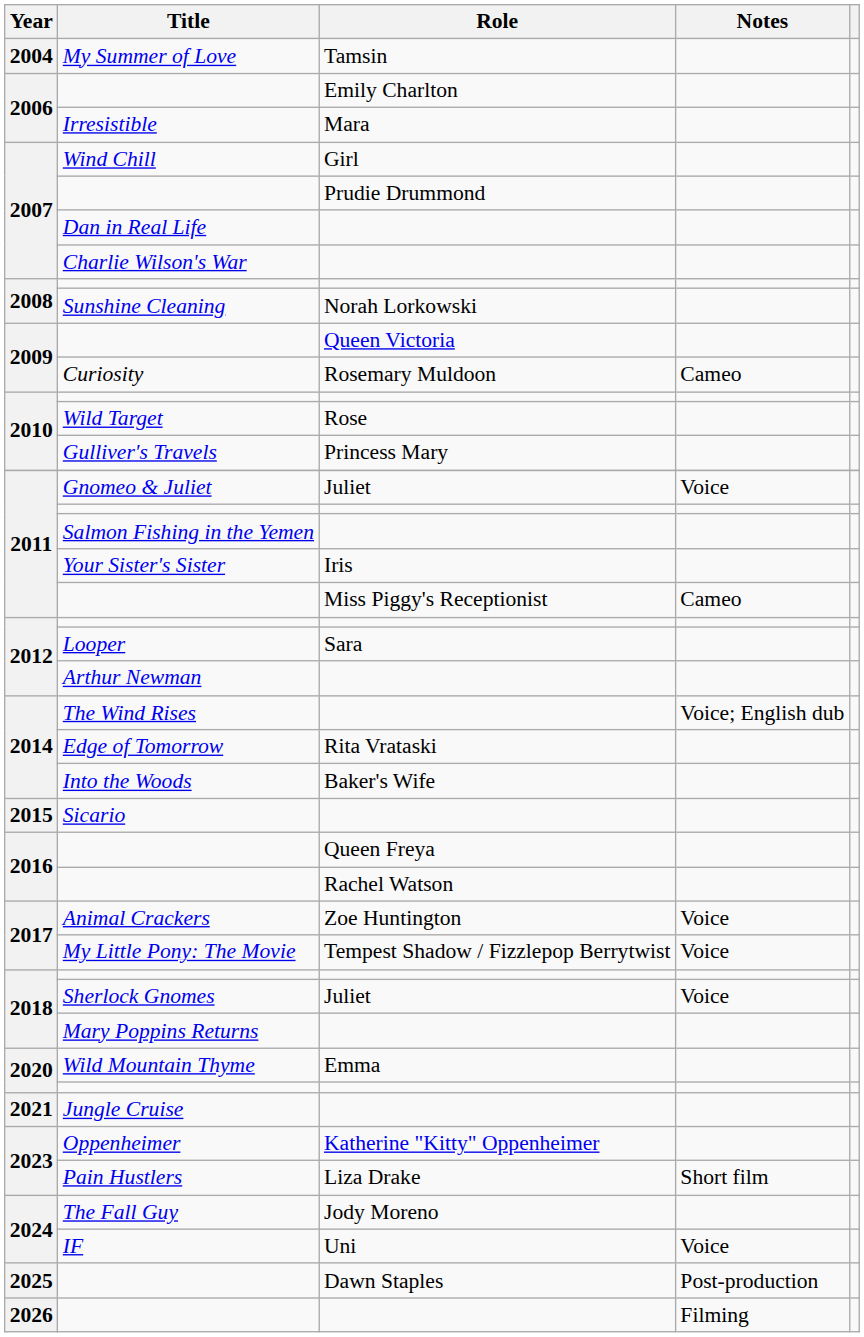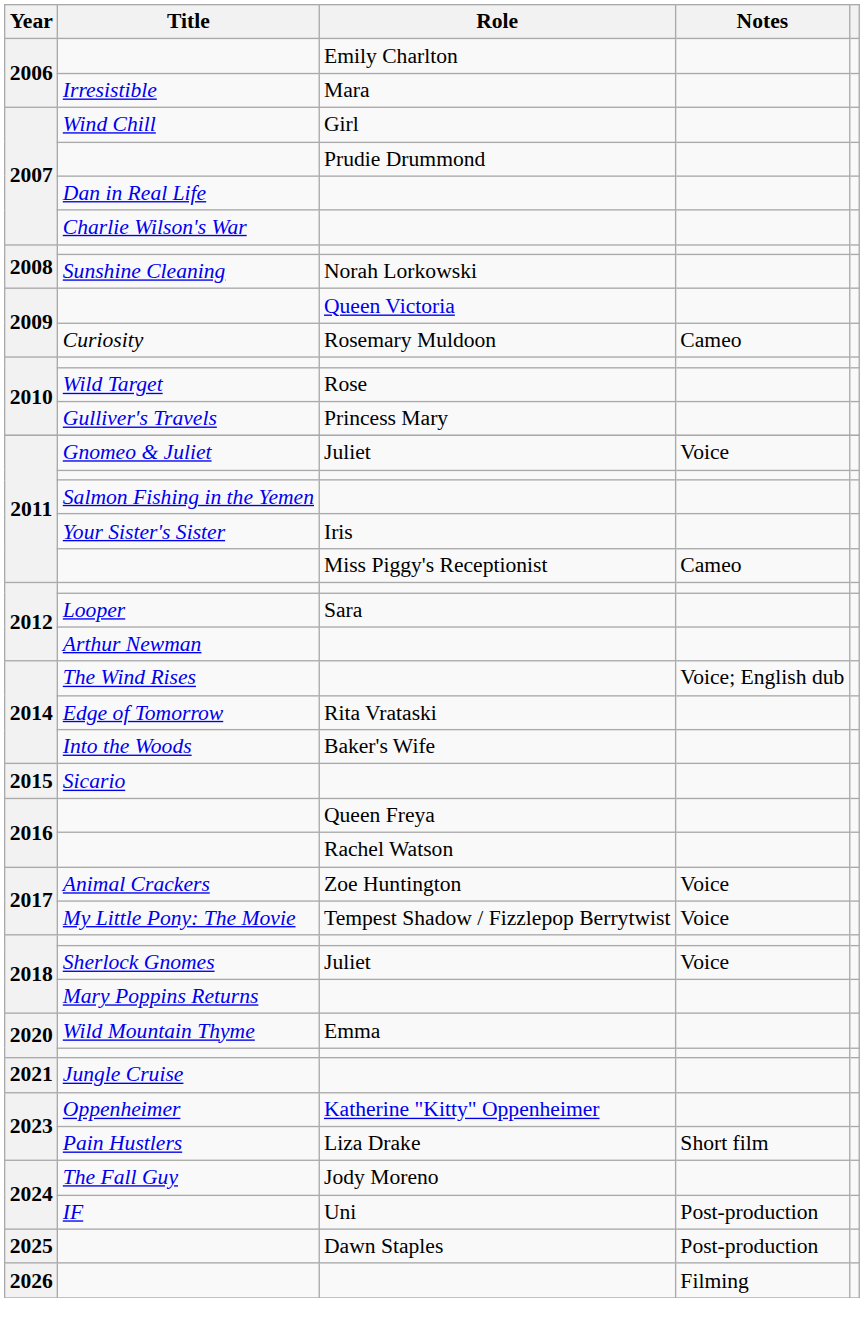- row: (31, 55)
(705, 1246) Voice -> (749, 1211) Post-production
